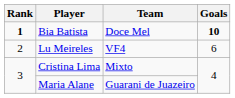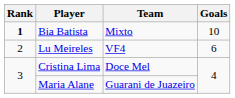(128, 31) Doce Mel -> (119, 31) Mixto
(214, 31) bold -> (214, 31) normal
(119, 66) Mixto -> (128, 66) Doce Mel
